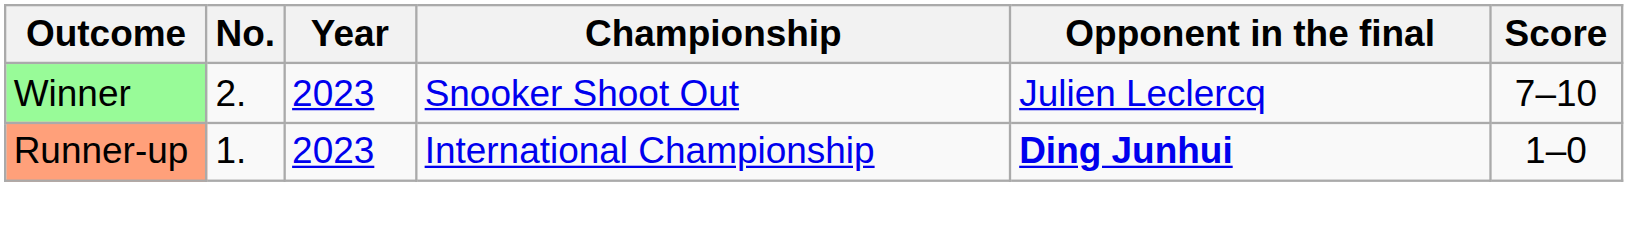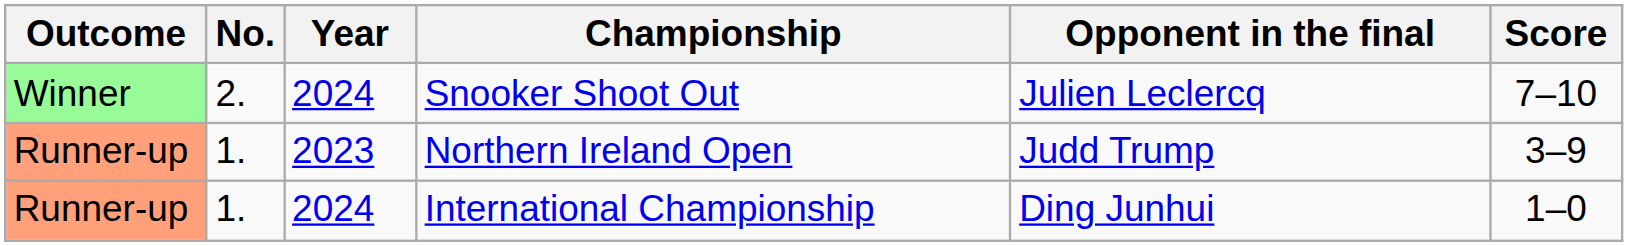(333, 92) 2023 -> (333, 92) 2024
+ row: (609, 151)
(333, 151) 2023 -> (333, 209) 2024
(1126, 151) bold -> (1117, 209) normal
